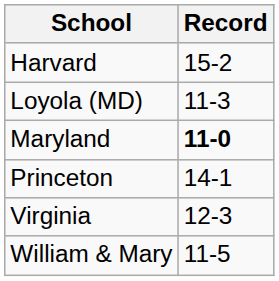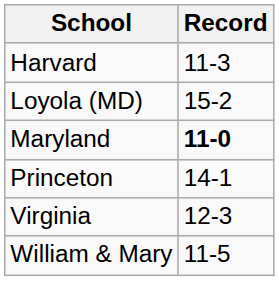(208, 62) 15-2 -> (207, 62) 11-3
(207, 100) 11-3 -> (208, 100) 15-2
